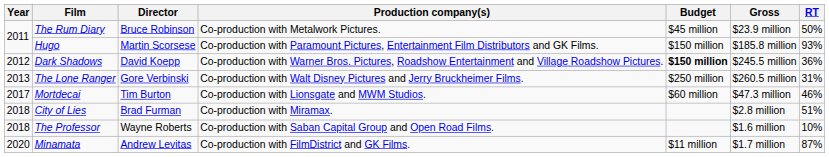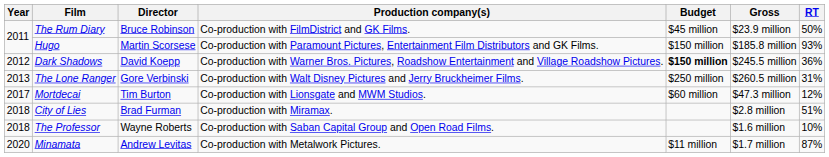(290, 29) Co-production with Metalwork Pictures. -> (305, 29) Co-production with FilmDistrict and GK Films.
(812, 95) 46% -> (812, 95) 12%
(305, 144) Co-production with FilmDistrict and GK Films. -> (290, 144) Co-production with Metalwork Pictures.
